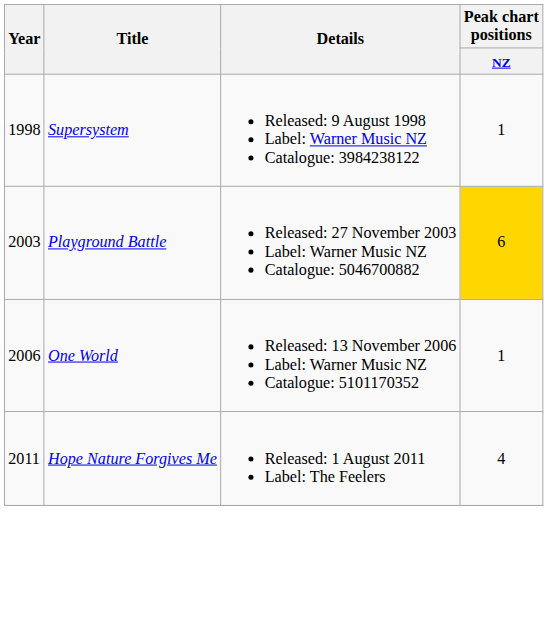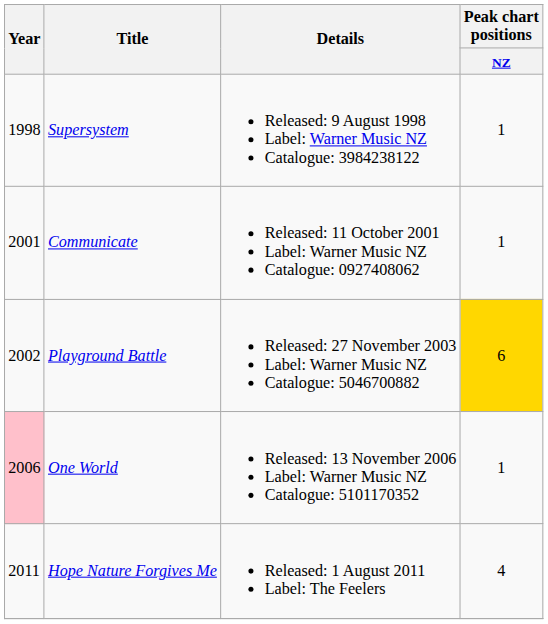+ row: (93, 242)
(24, 242) 2003 -> (24, 355) 2002
(24, 355) no background -> (24, 467) pink background
